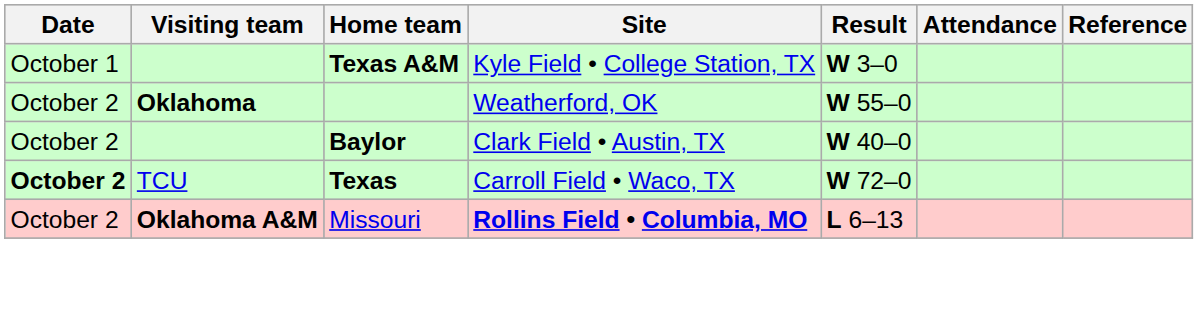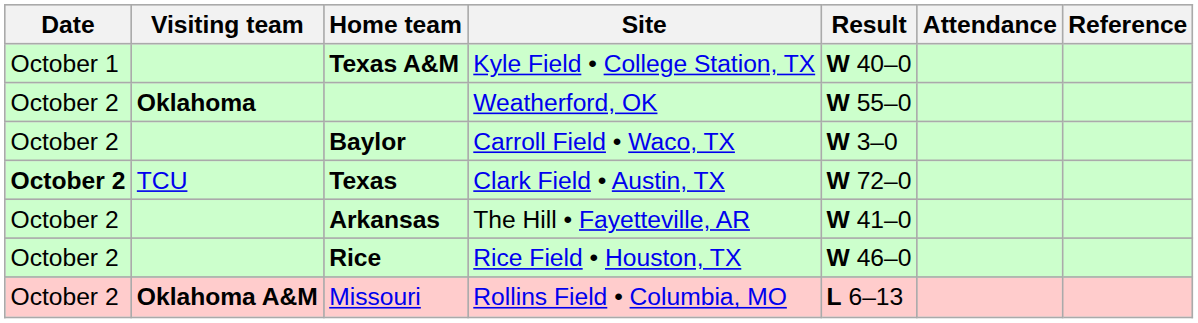(862, 63) W 3–0 -> (869, 63) W 40–0
(599, 141) Clark Field • Austin, TX -> (604, 141) Carroll Field • Waco, TX
(869, 141) W 40–0 -> (862, 141) W 3–0
(604, 180) Carroll Field • Waco, TX -> (599, 180) Clark Field • Austin, TX
+ row: (385, 219)
+ row: (355, 258)
(640, 219) bold -> (630, 297) normal
